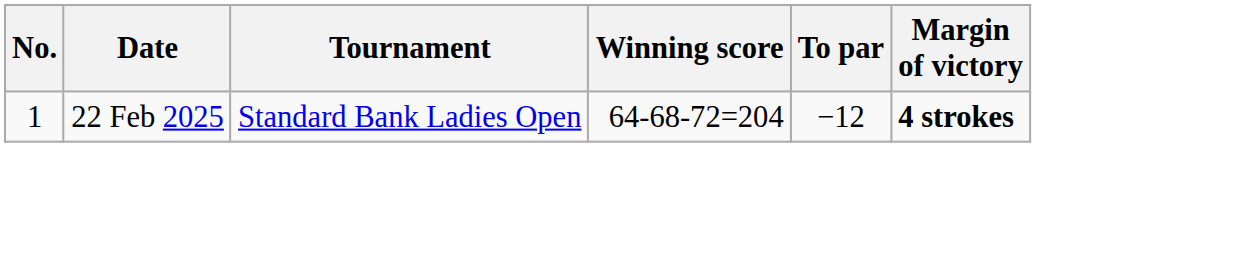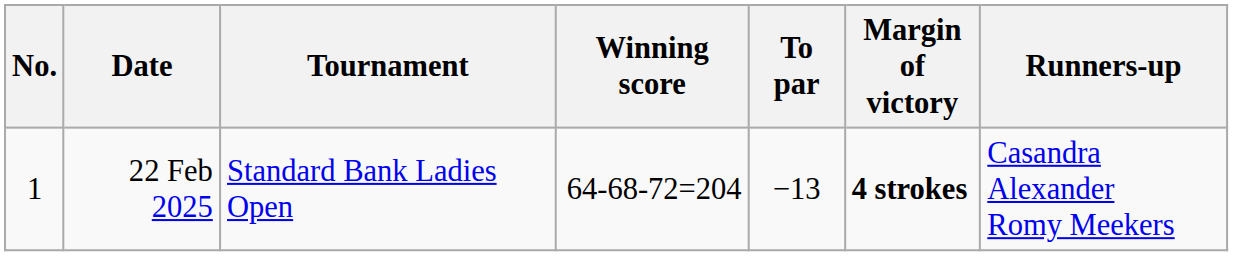+ column: (1103, 66)
(841, 116) −12 -> (797, 188) −13
